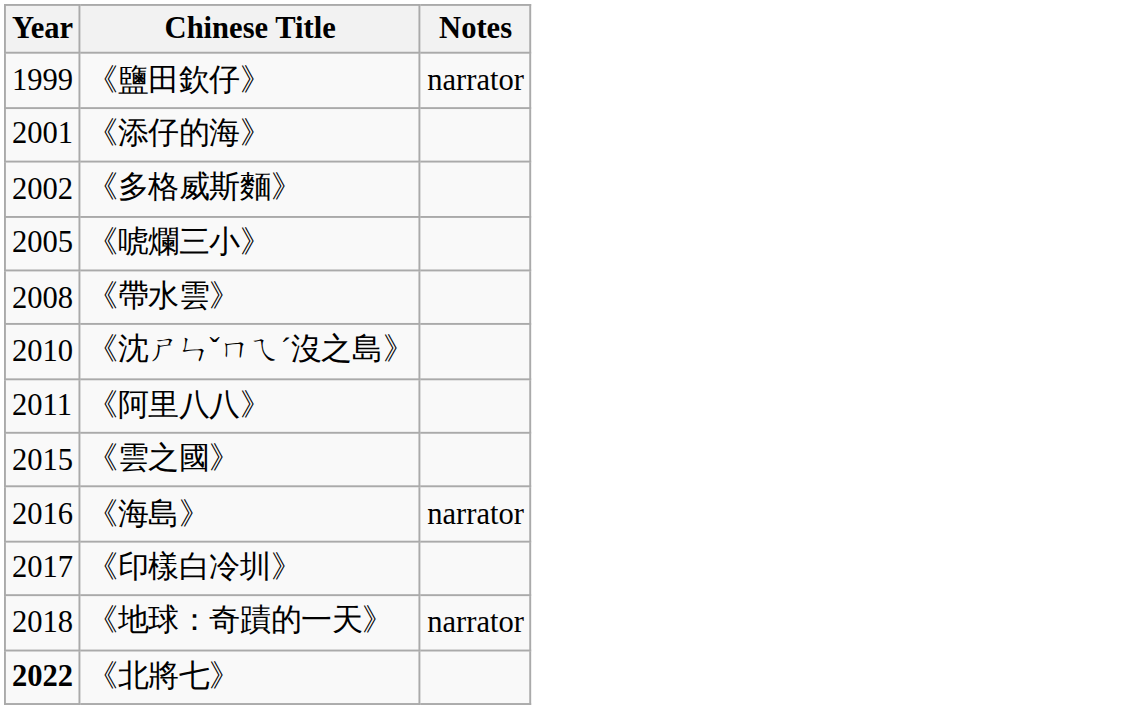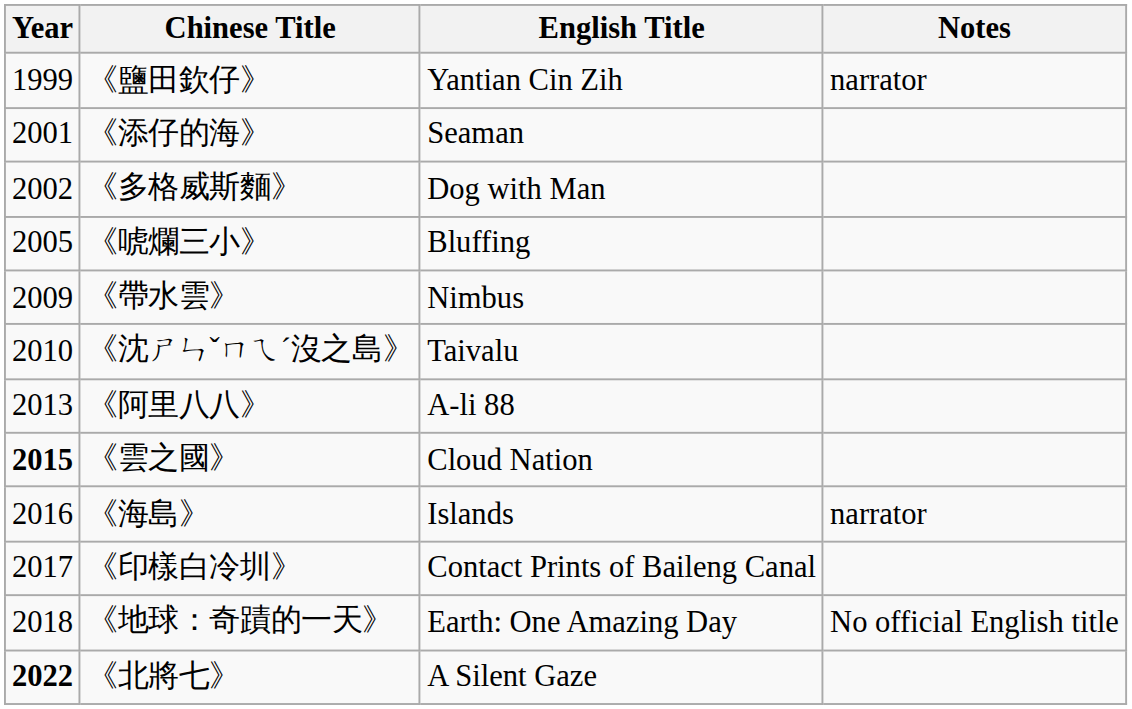+ column: (622, 28)
(43, 296) 2008 -> (43, 296) 2009
(42, 405) 2011 -> (43, 405) 2013
(43, 459) normal -> (43, 459) bold
(476, 622) narrator -> (975, 622) No official English title
